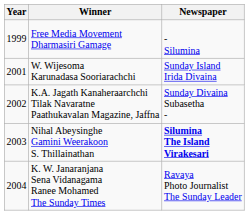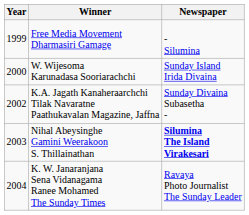(17, 71) 2001 -> (17, 71) 2000
